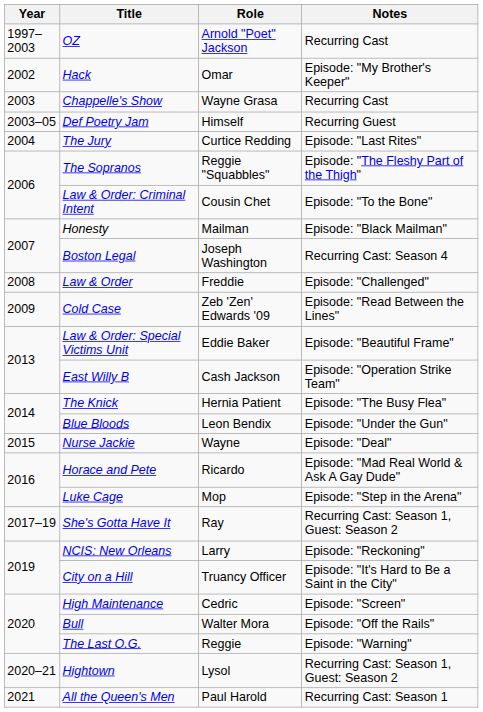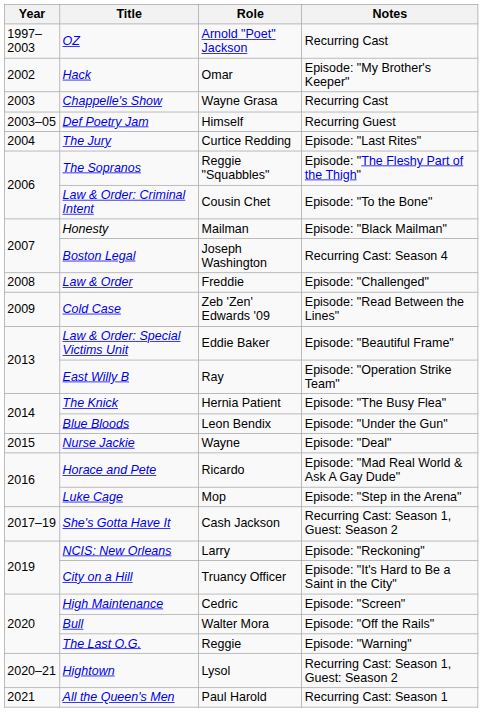(241, 376) Cash Jackson -> (213, 376) Ray
(213, 523) Ray -> (241, 523) Cash Jackson
